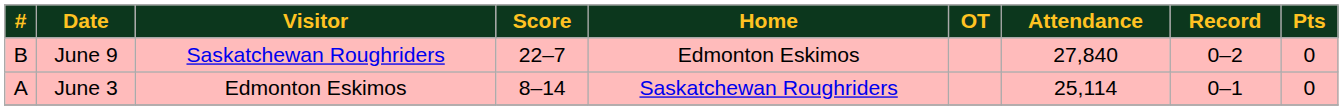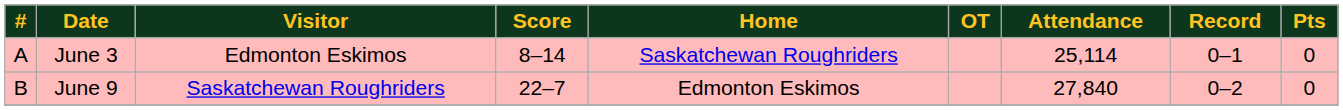rows swapped: (86, 88) <-> (86, 54)
